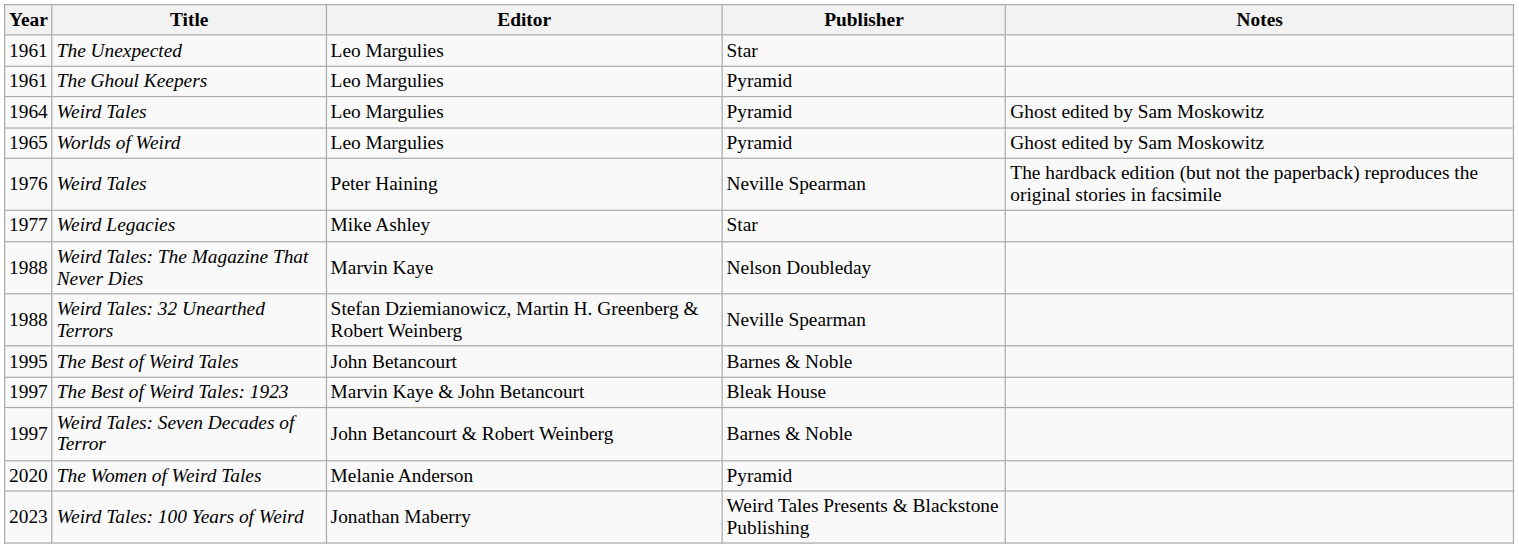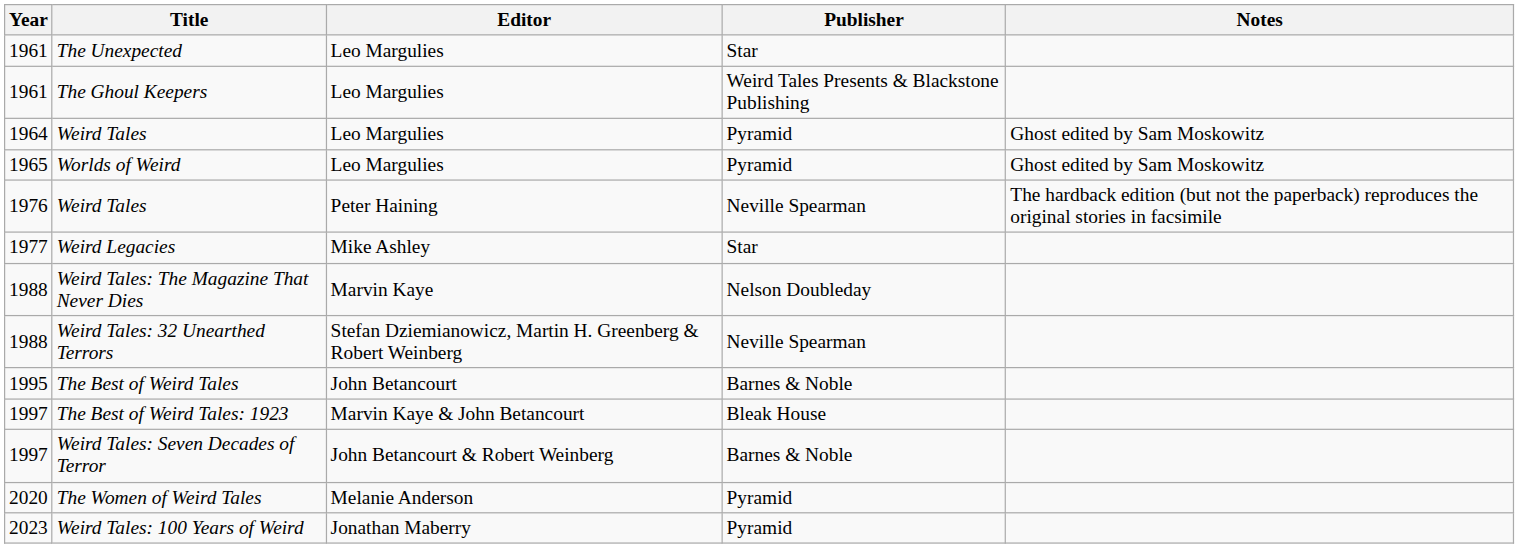(759, 81) Pyramid -> (863, 92) Weird Tales Presents & Blackstone Publishing
(863, 517) Weird Tales Presents & Blackstone Publishing -> (759, 527) Pyramid
